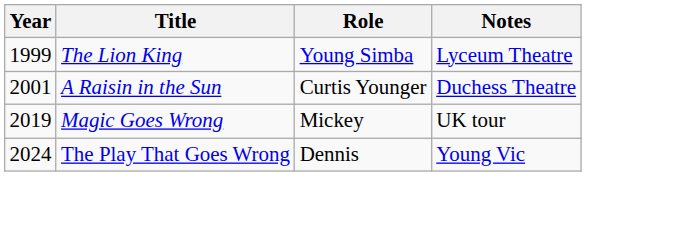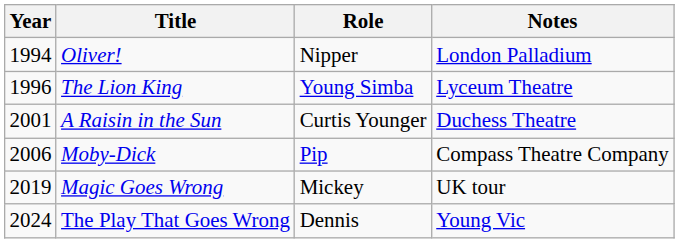+ row: (91, 54)
(30, 54) 1999 -> (30, 87) 1996
+ row: (108, 154)
